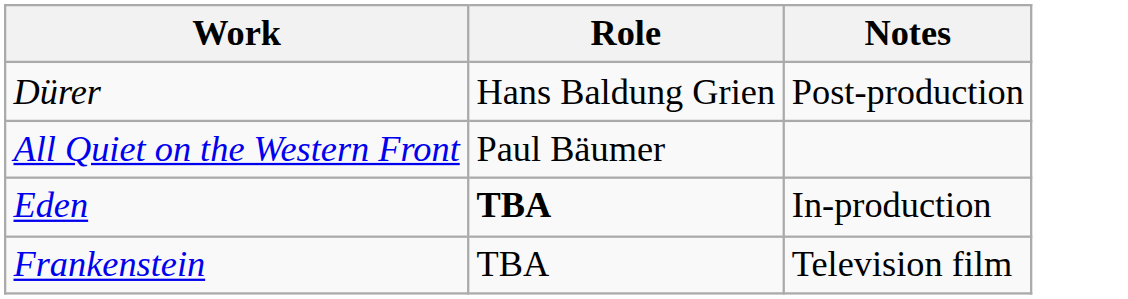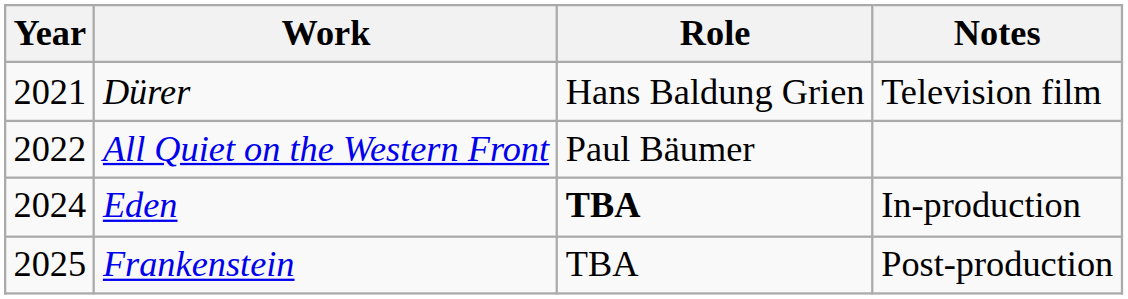+ column: (50, 33)
(908, 90) Post-production -> (991, 90) Television film
(902, 263) Television film -> (997, 263) Post-production
